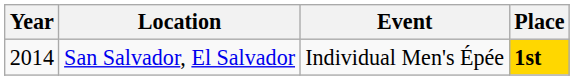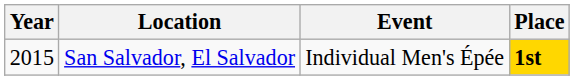(32, 57) 2014 -> (32, 57) 2015
